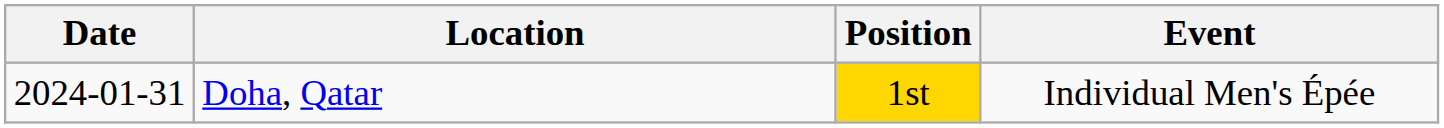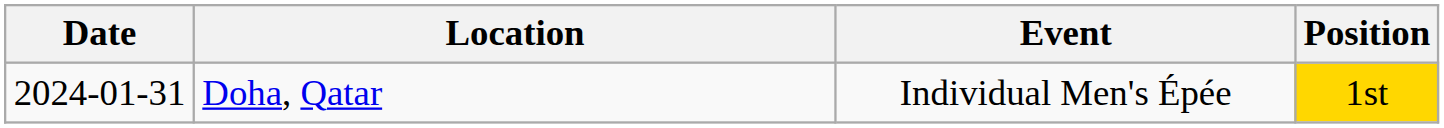columns swapped: (1209, 33) <-> (908, 33)
